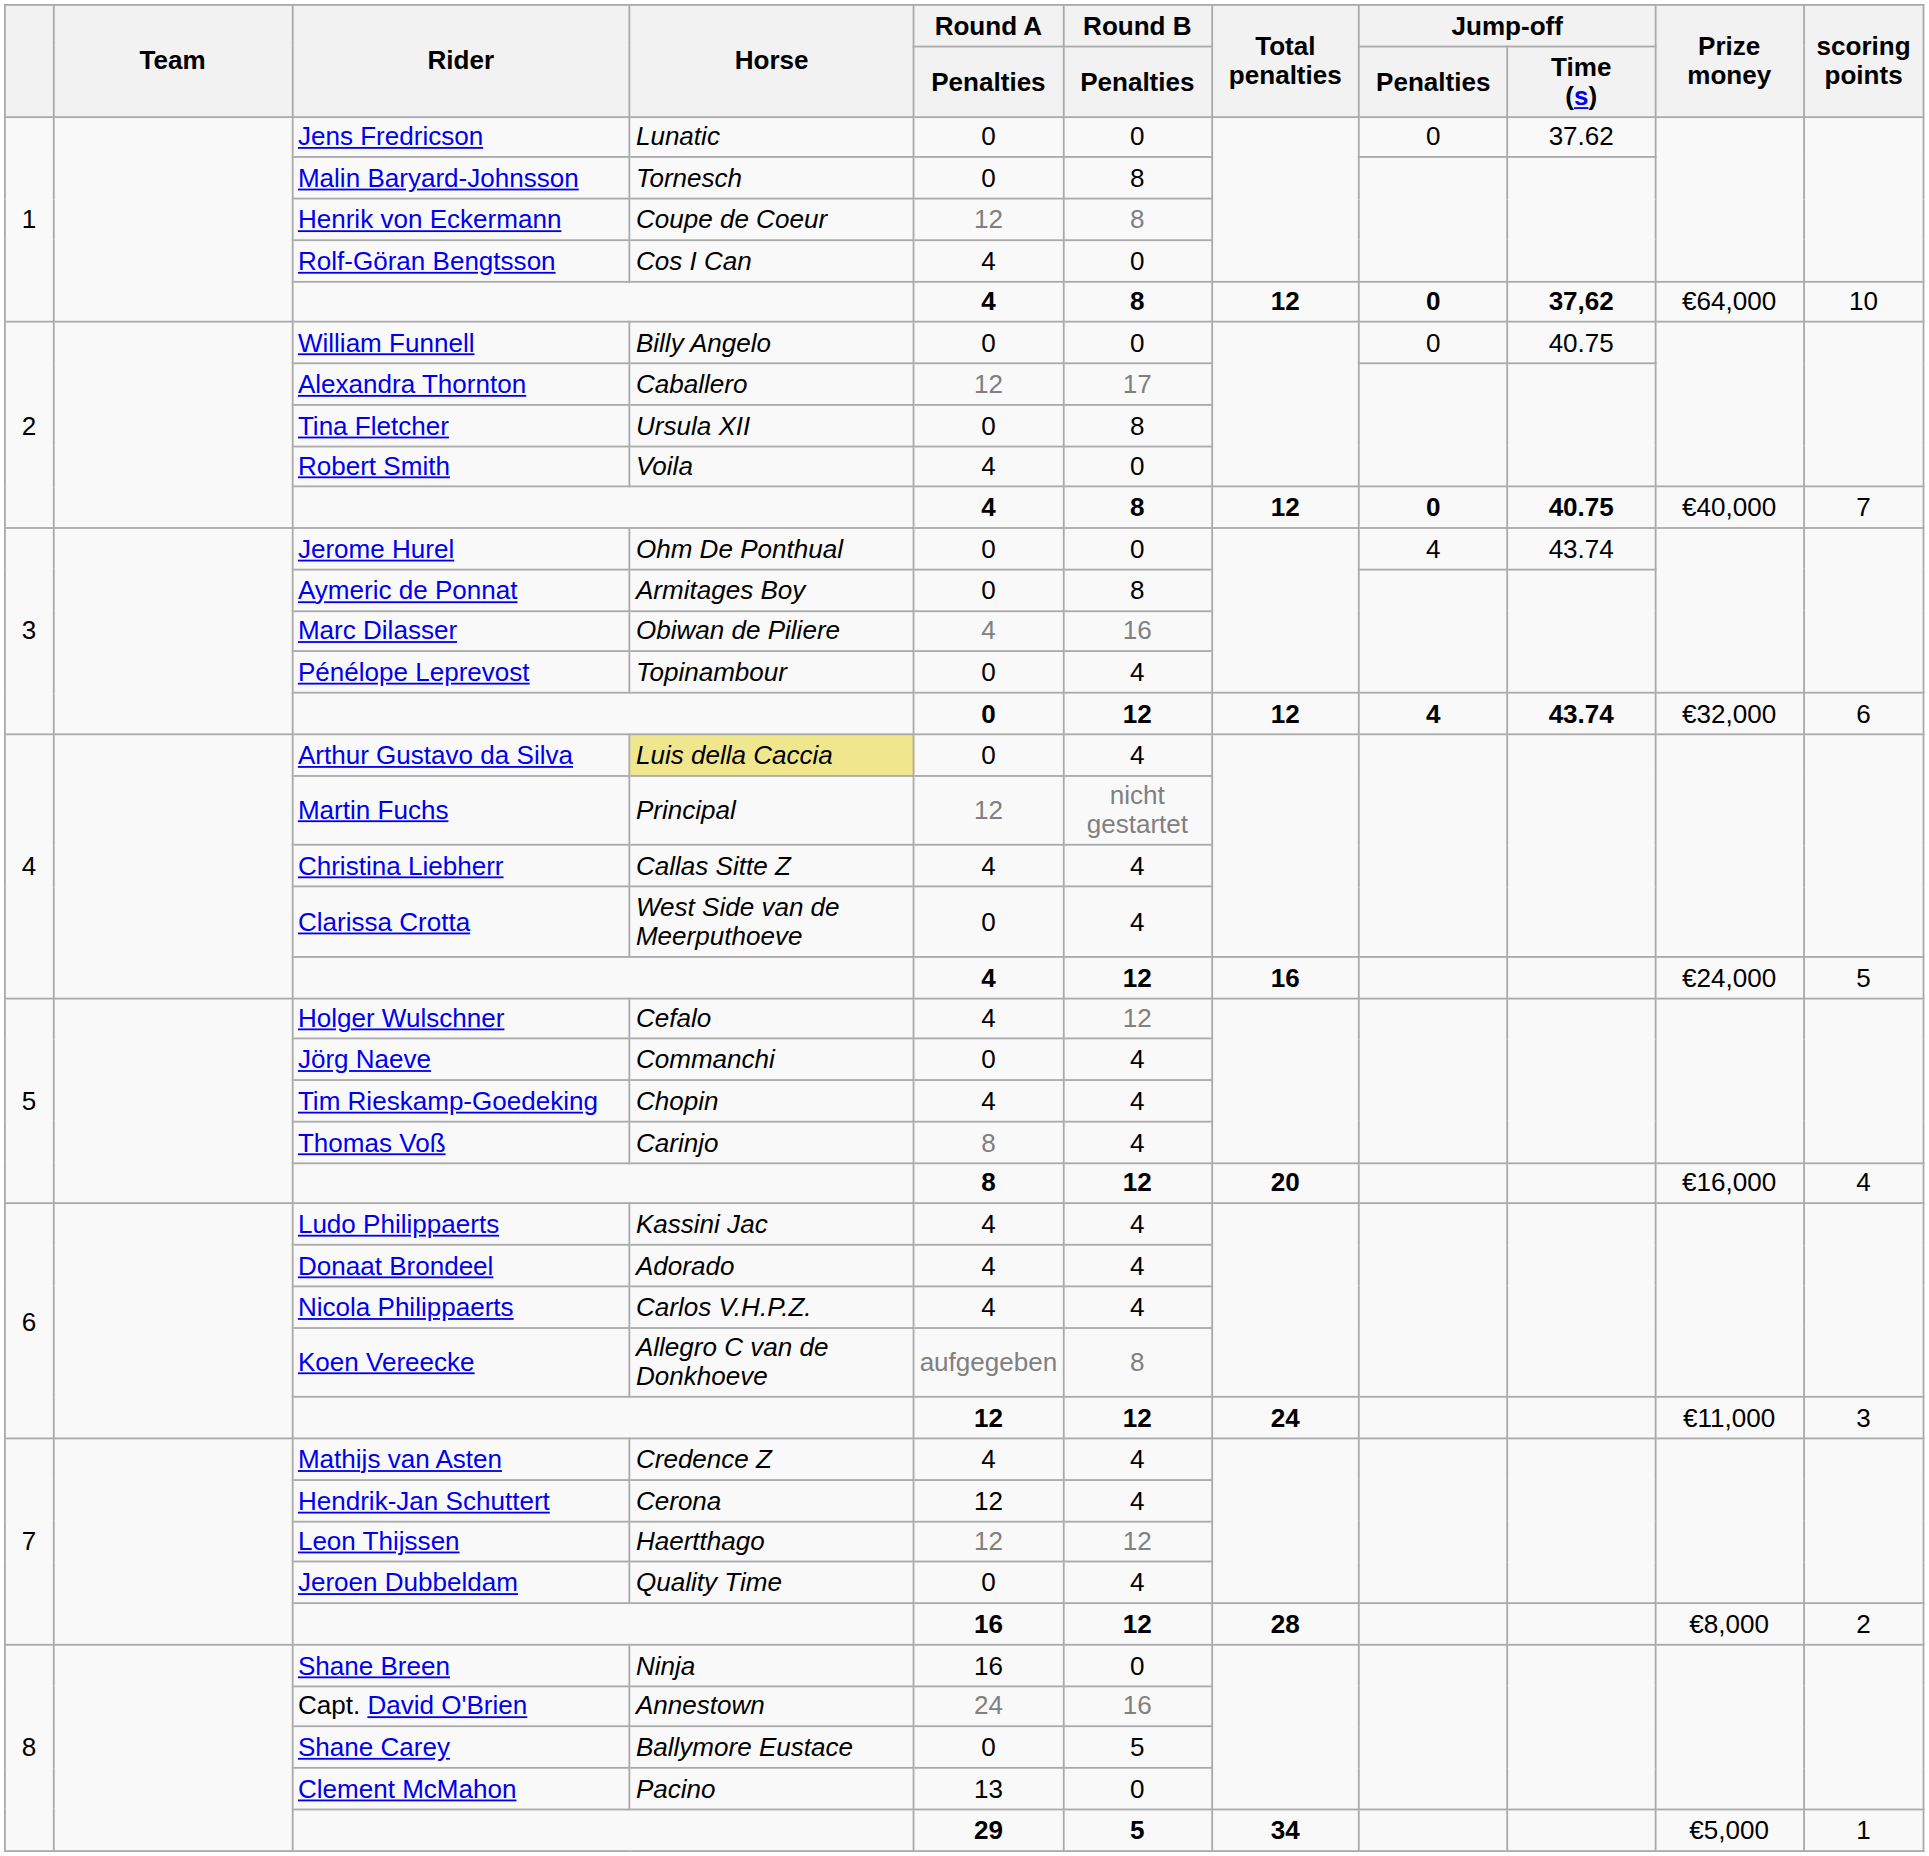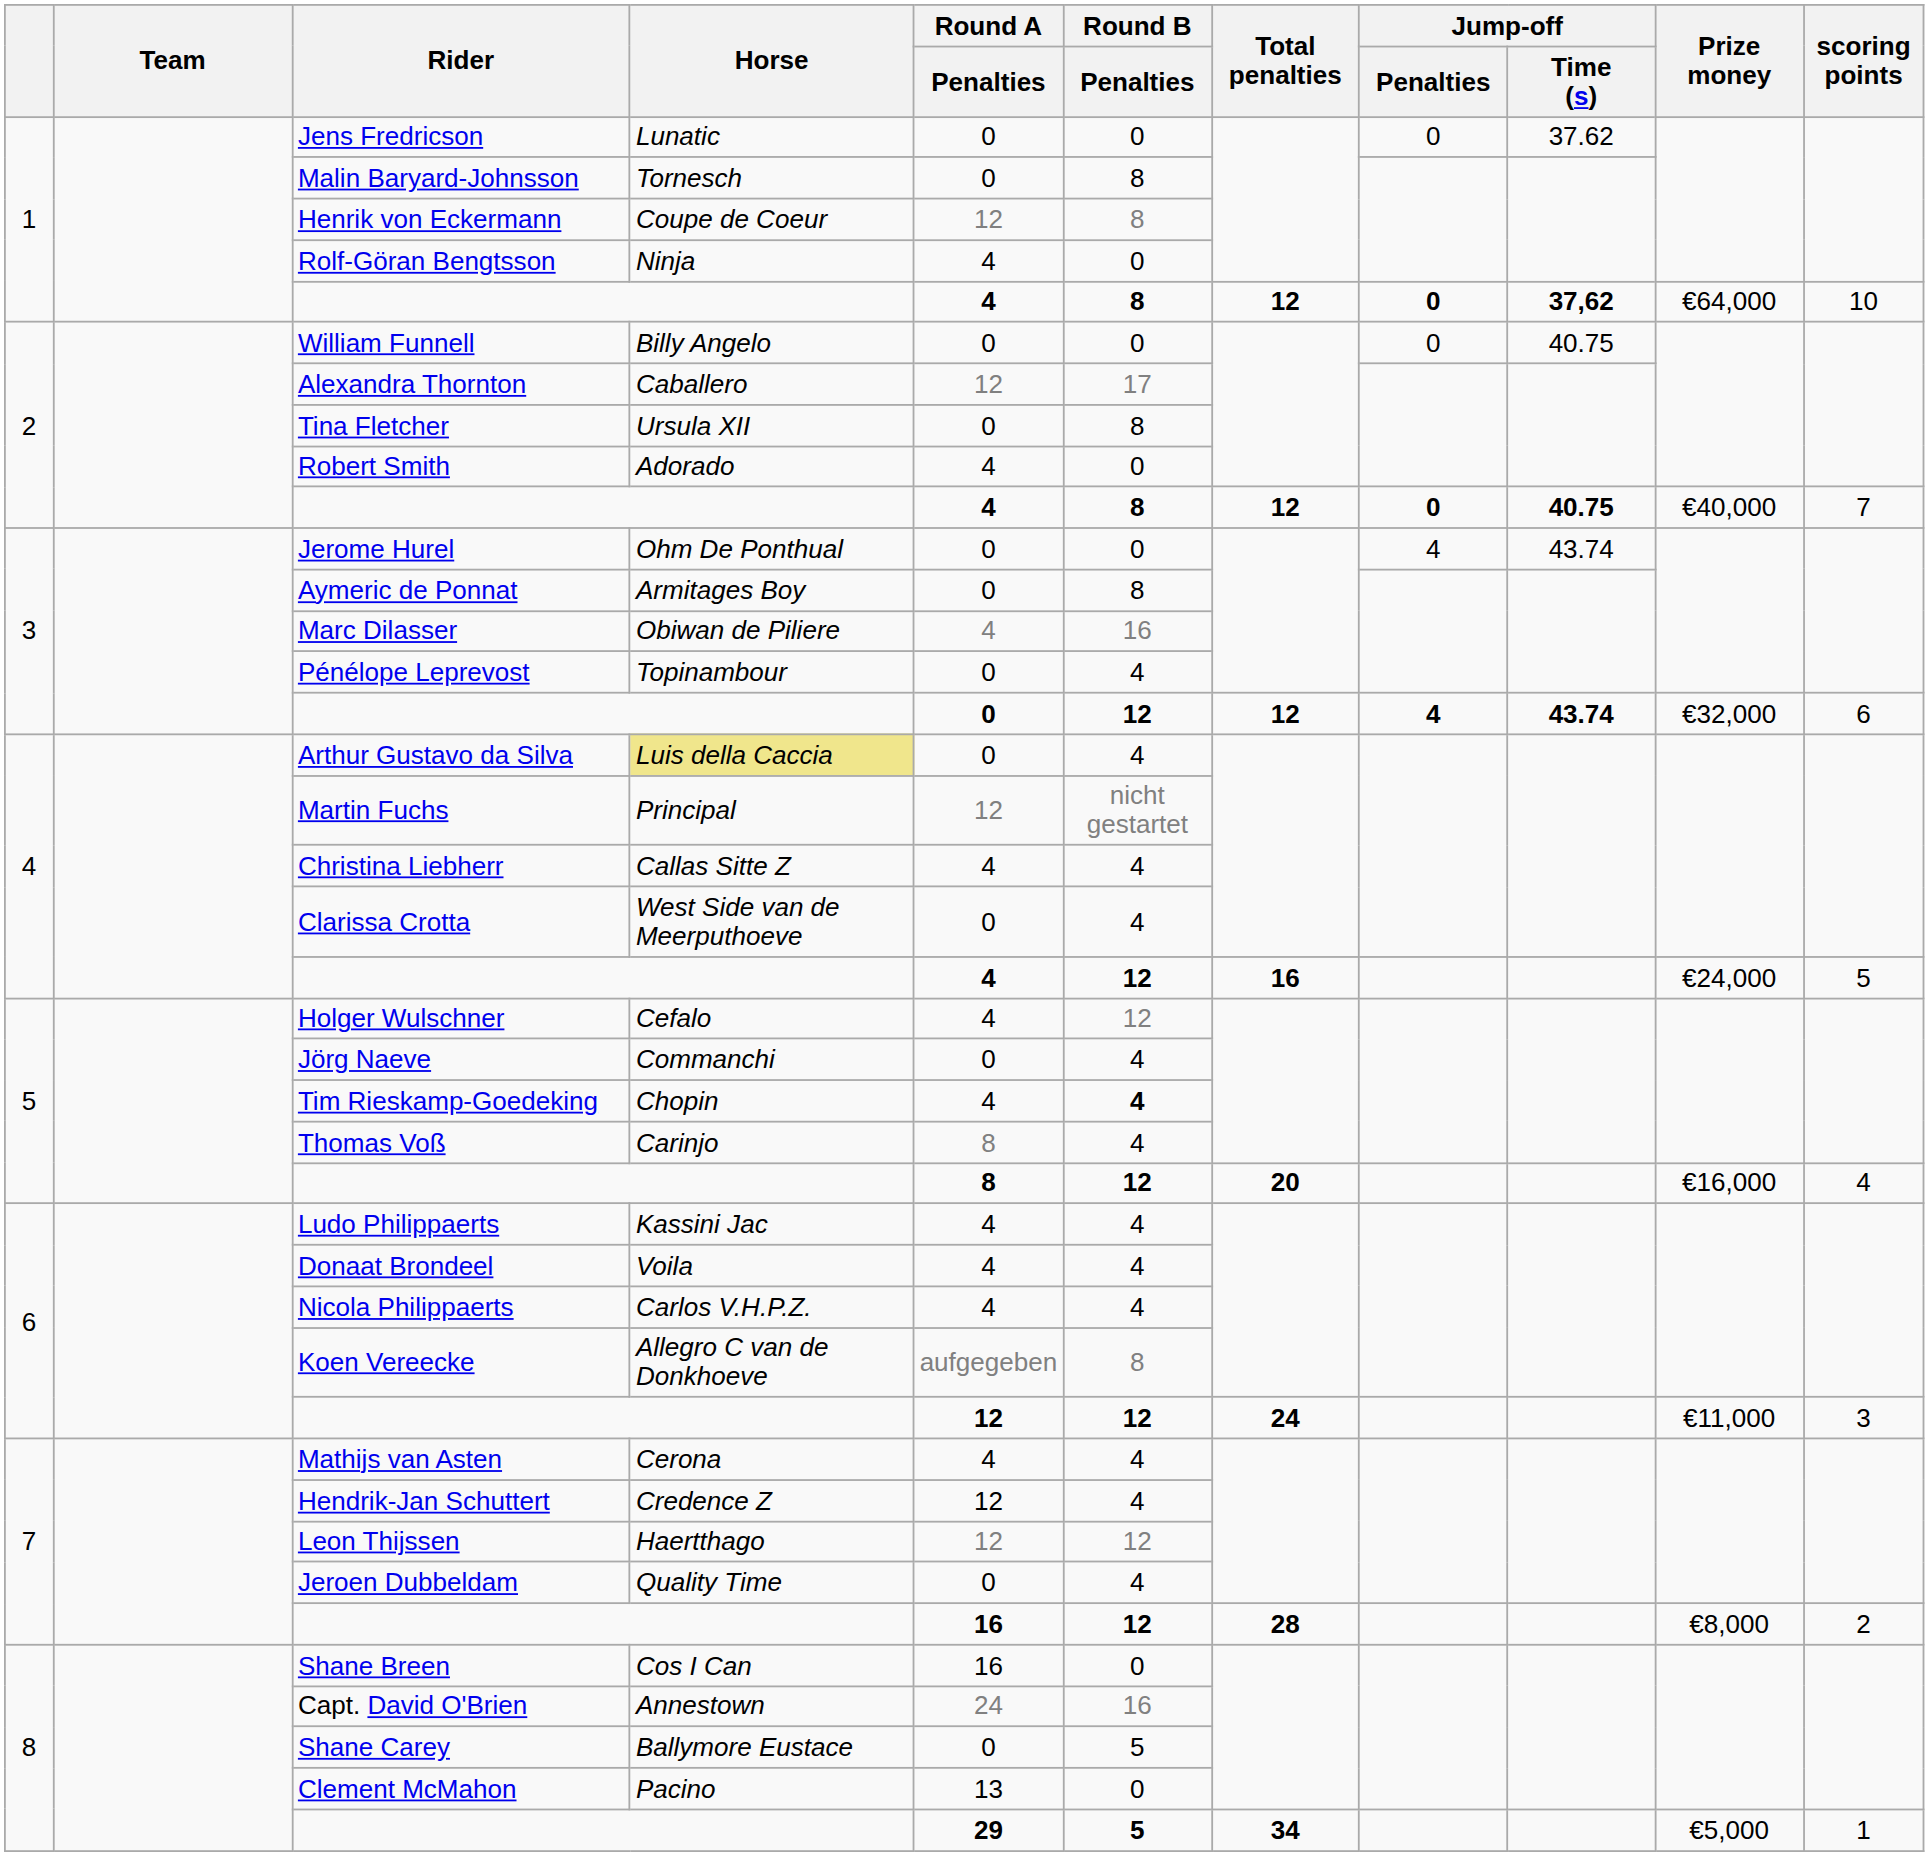(694, 261) Cos I Can -> (666, 261) Ninja
(664, 467) Voila -> (685, 467) Adorado
(1137, 1101) normal -> (1137, 1101) bold
(685, 1266) Adorado -> (664, 1266) Voila
(704, 1459) Credence Z -> (679, 1459) Cerona
(679, 1501) Cerona -> (704, 1501) Credence Z
(666, 1665) Ninja -> (694, 1665) Cos I Can
